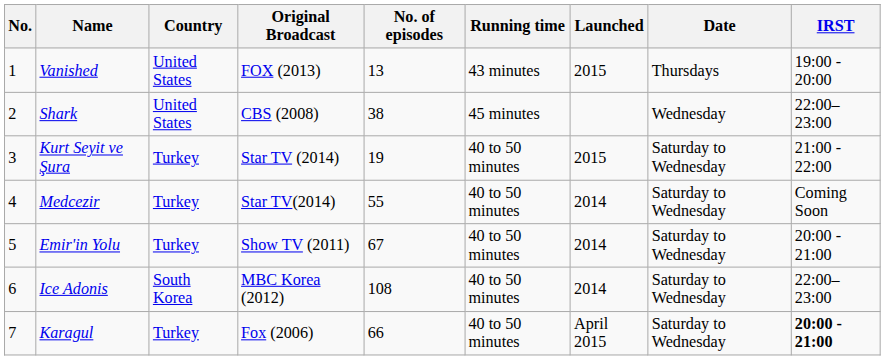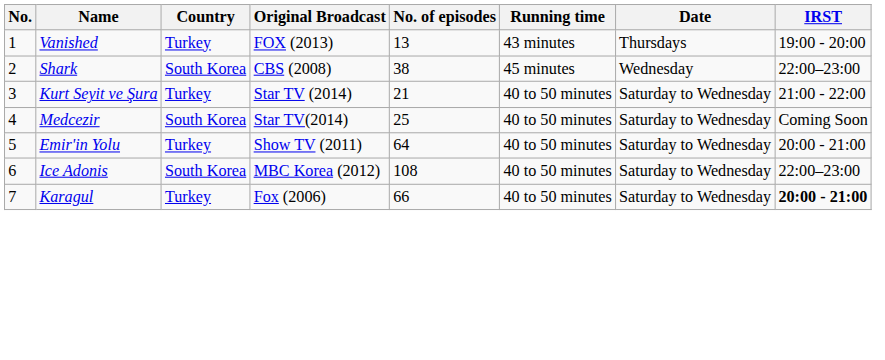- column: (609, 26)
(175, 70) United States -> (188, 42) Turkey
(175, 114) United States -> (206, 68) South Korea
(376, 157) 19 -> (401, 94) 21
(176, 201) Turkey -> (206, 119) South Korea
(376, 201) 55 -> (401, 119) 25
(376, 245) 67 -> (401, 145) 64
